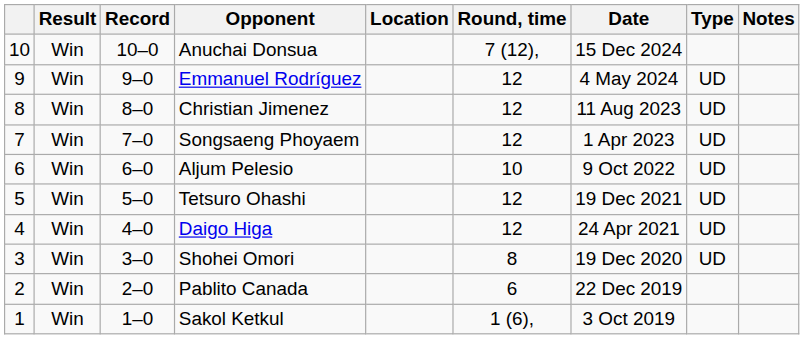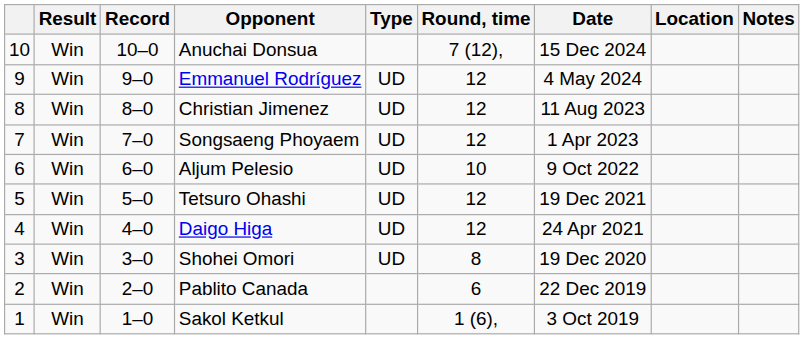columns swapped: (712, 19) <-> (409, 19)
